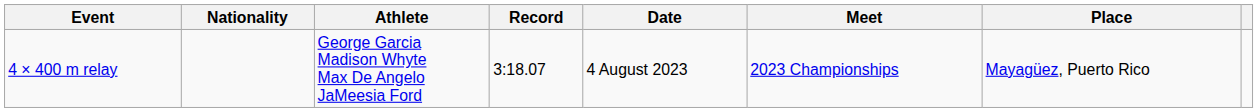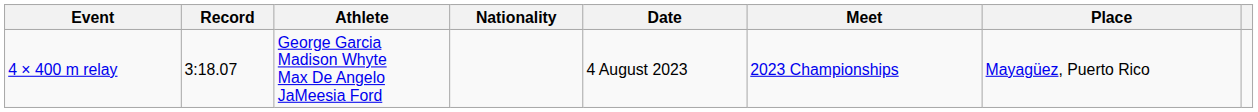columns swapped: (536, 17) <-> (247, 17)
